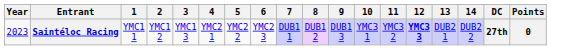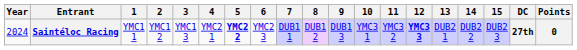+ column: (497, 12)
(17, 32) 2023 -> (17, 32) 2024
(238, 32) normal -> (238, 32) bold
